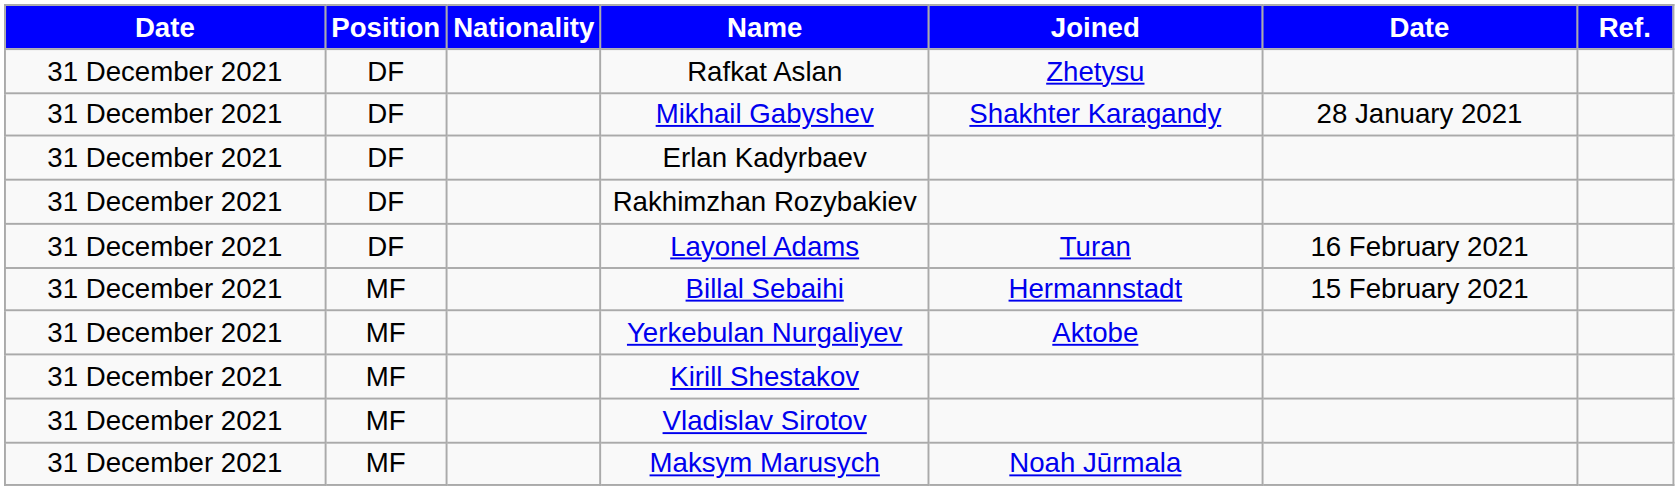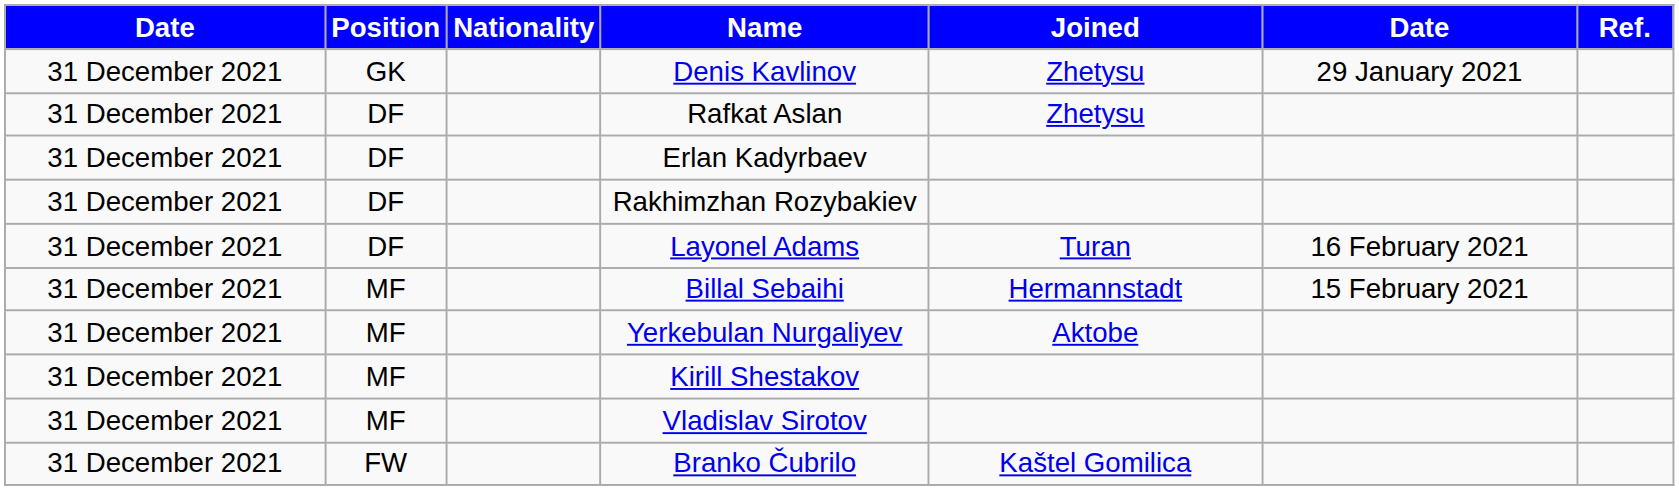+ row: (765, 71)
- row: (765, 115)
- row: (765, 464)
+ row: (765, 464)
